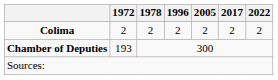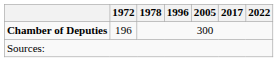- row: (57, 30)
(123, 48) 193 -> (123, 30) 196
